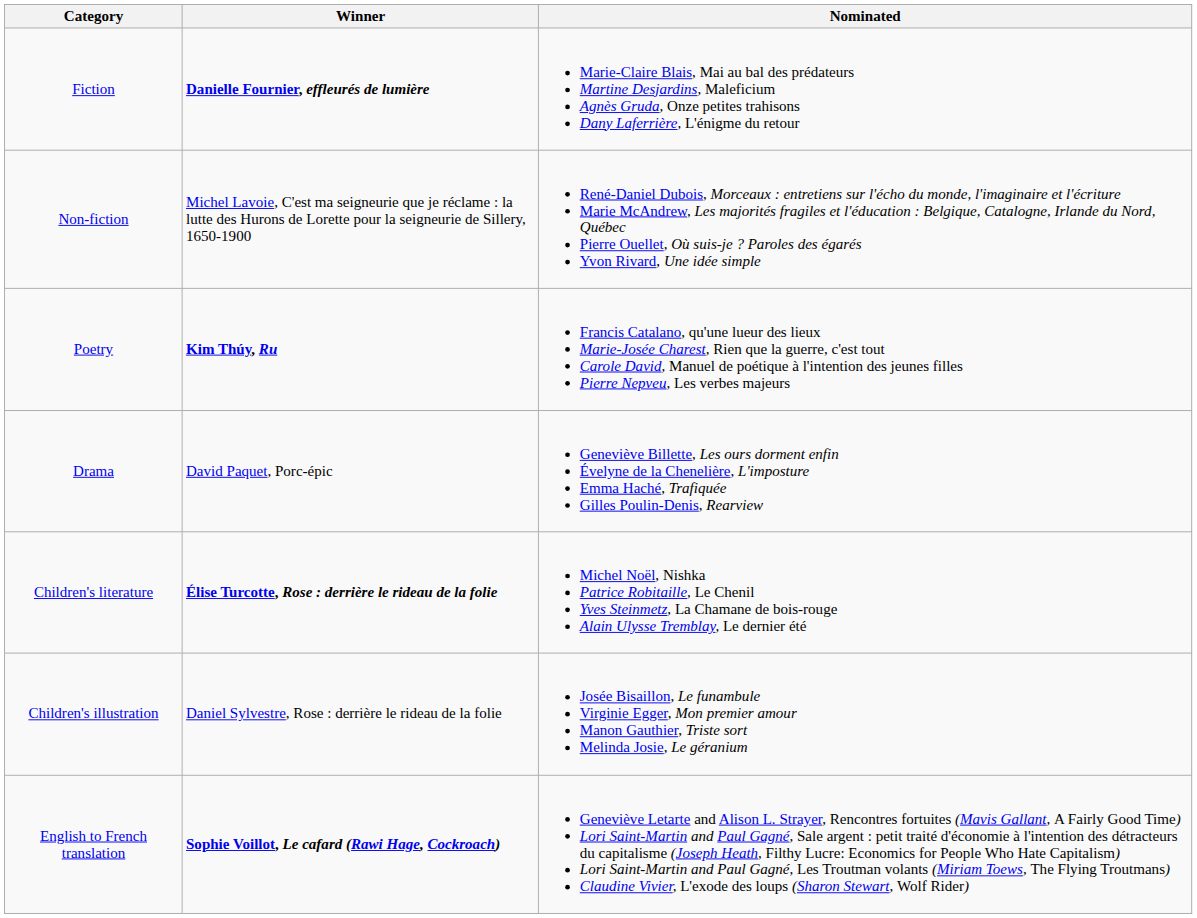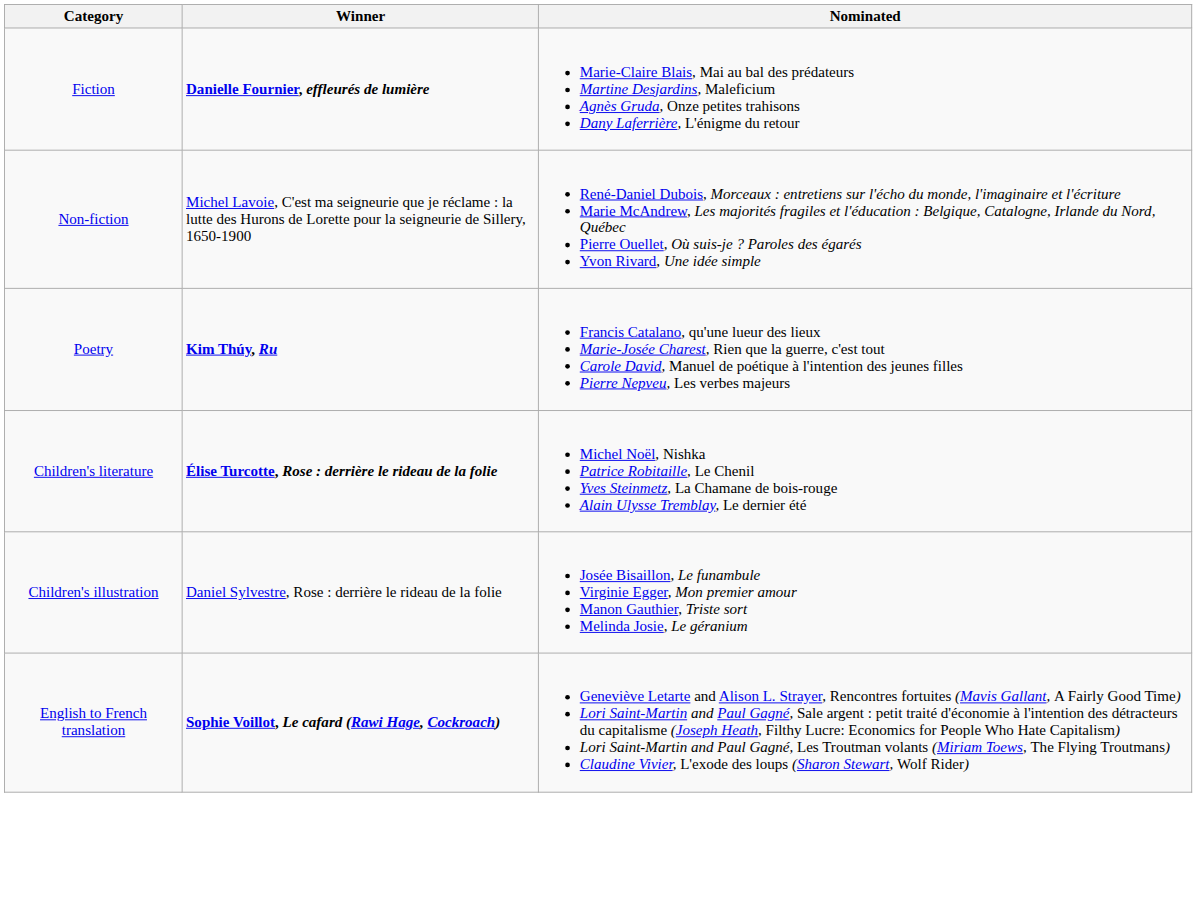- row: (94, 470)
